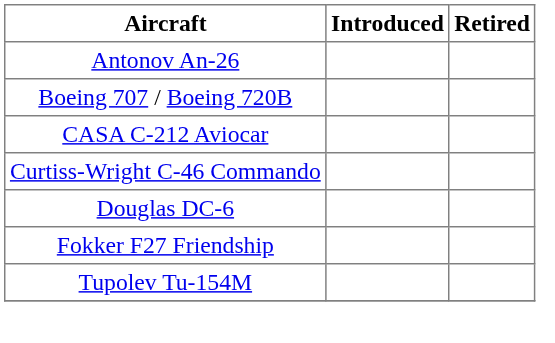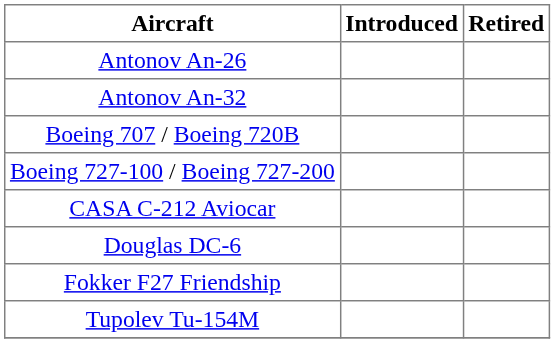+ row: (172, 96)
+ row: (172, 170)
- row: (165, 170)
